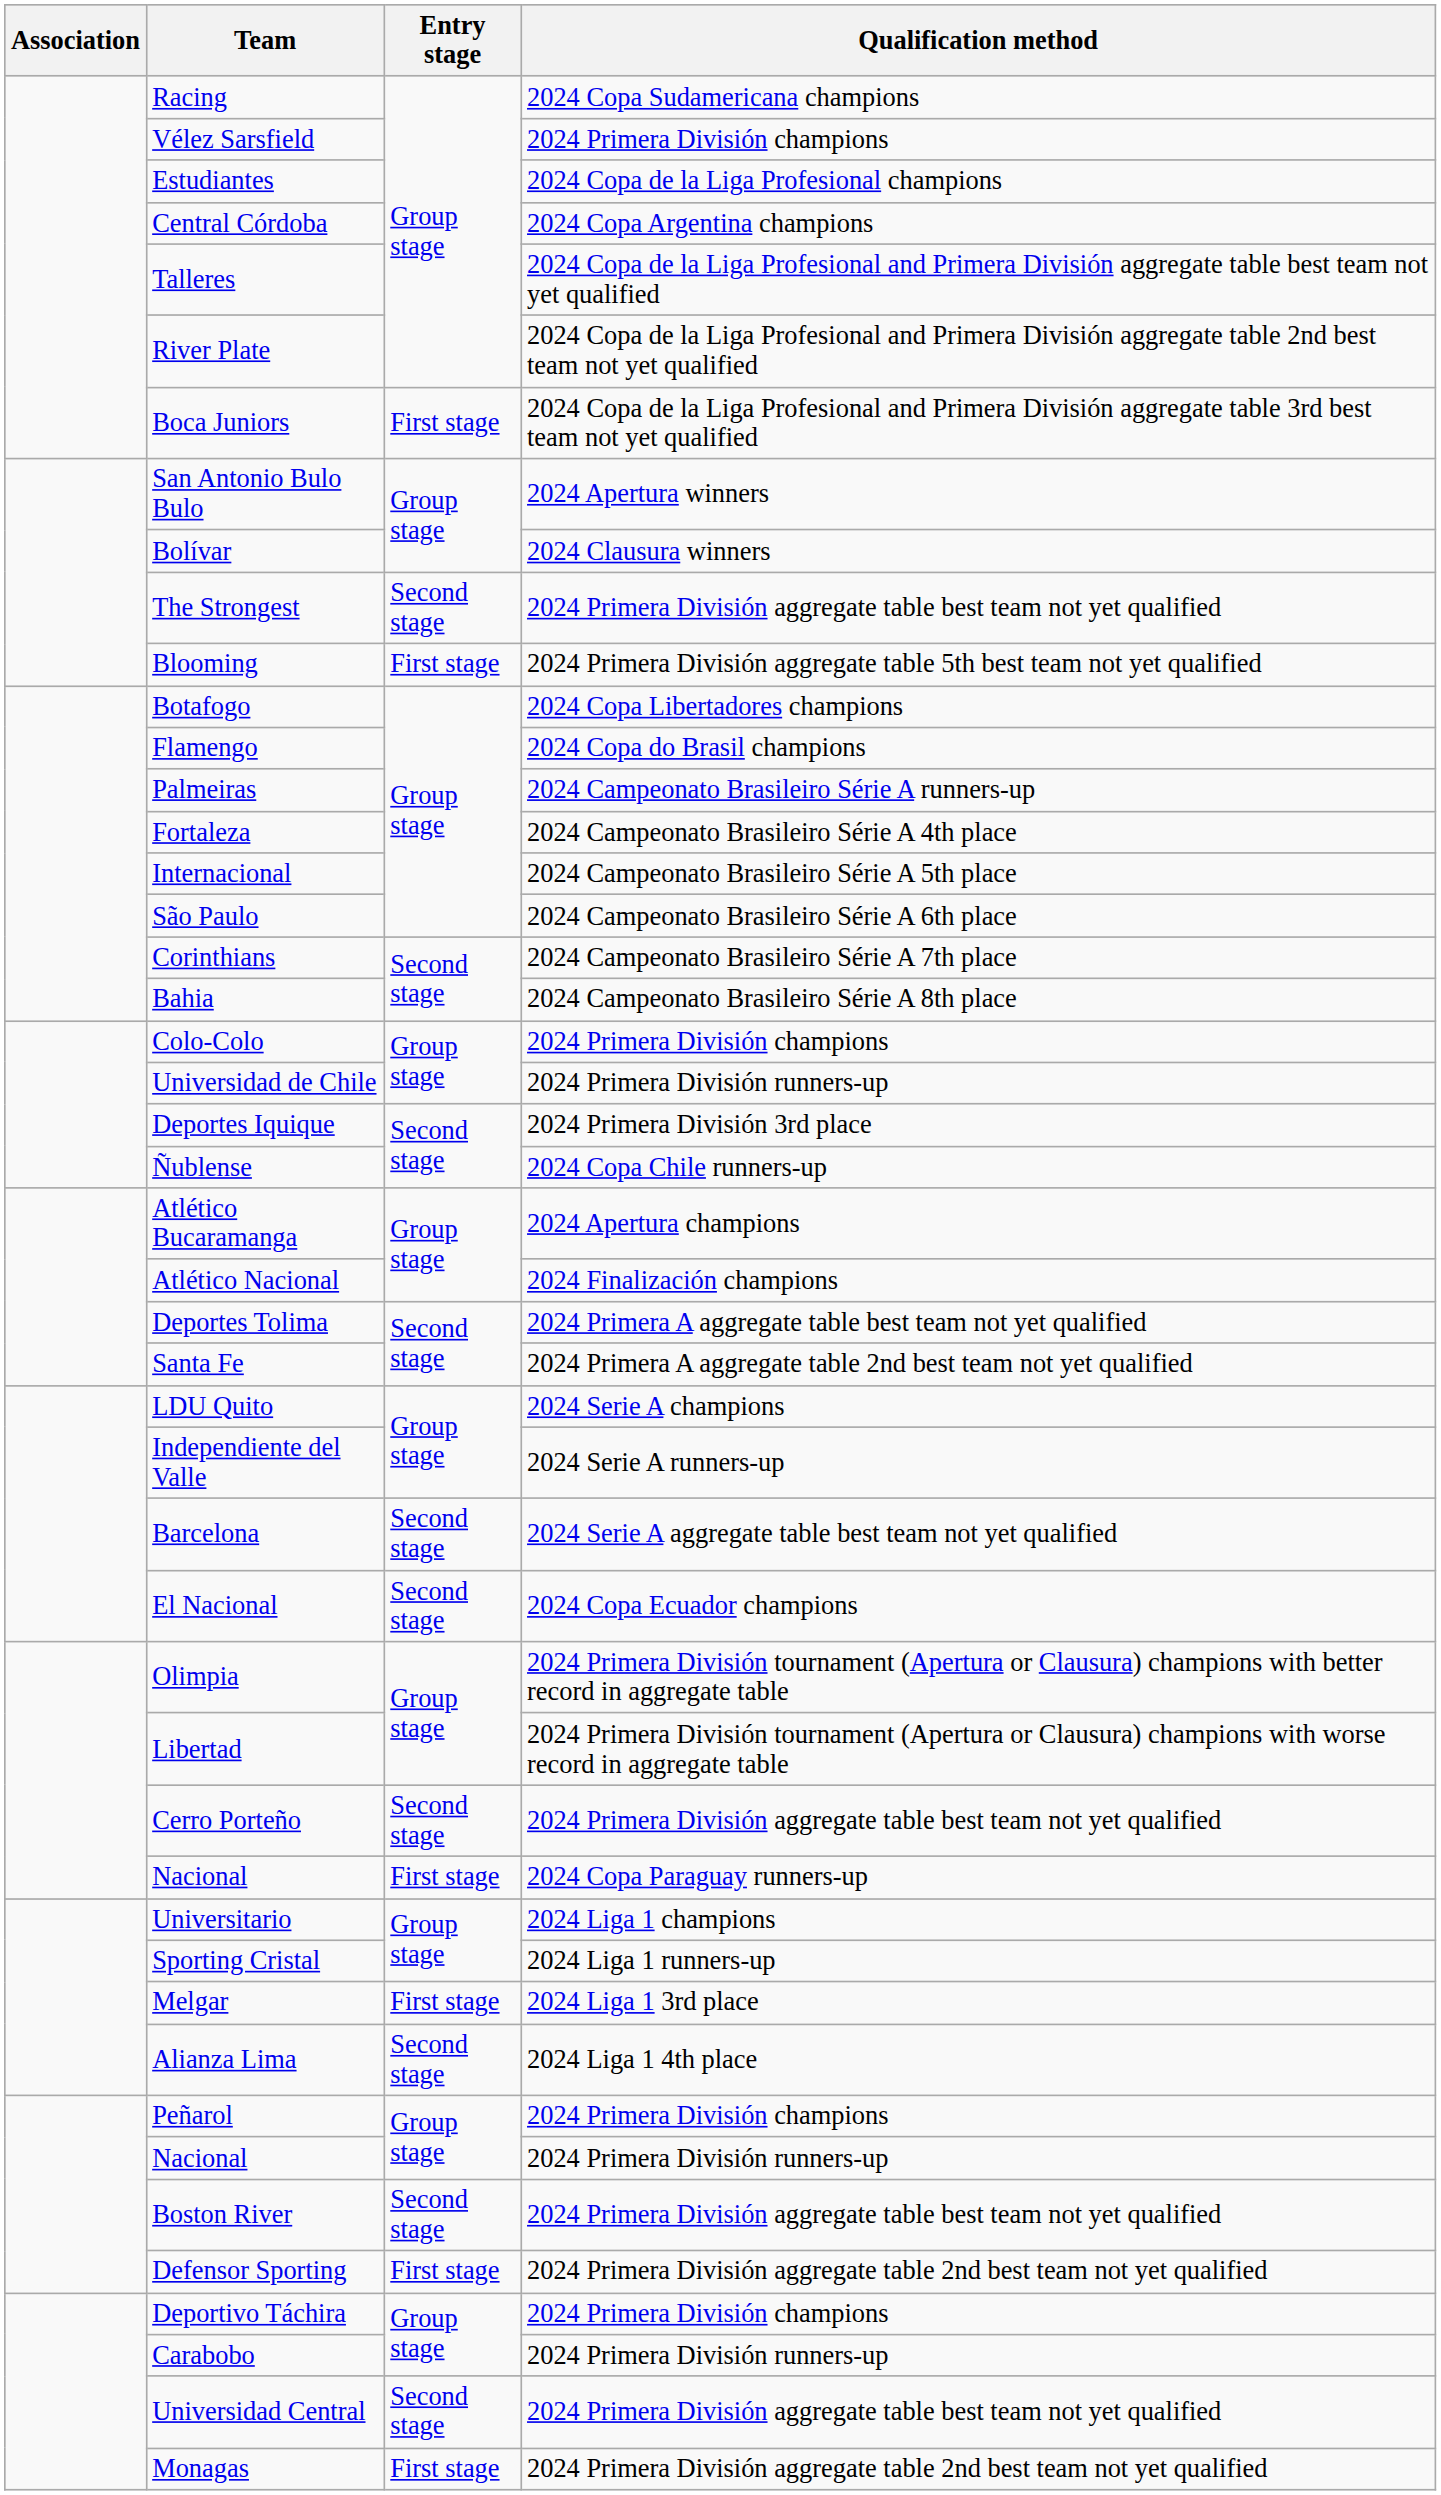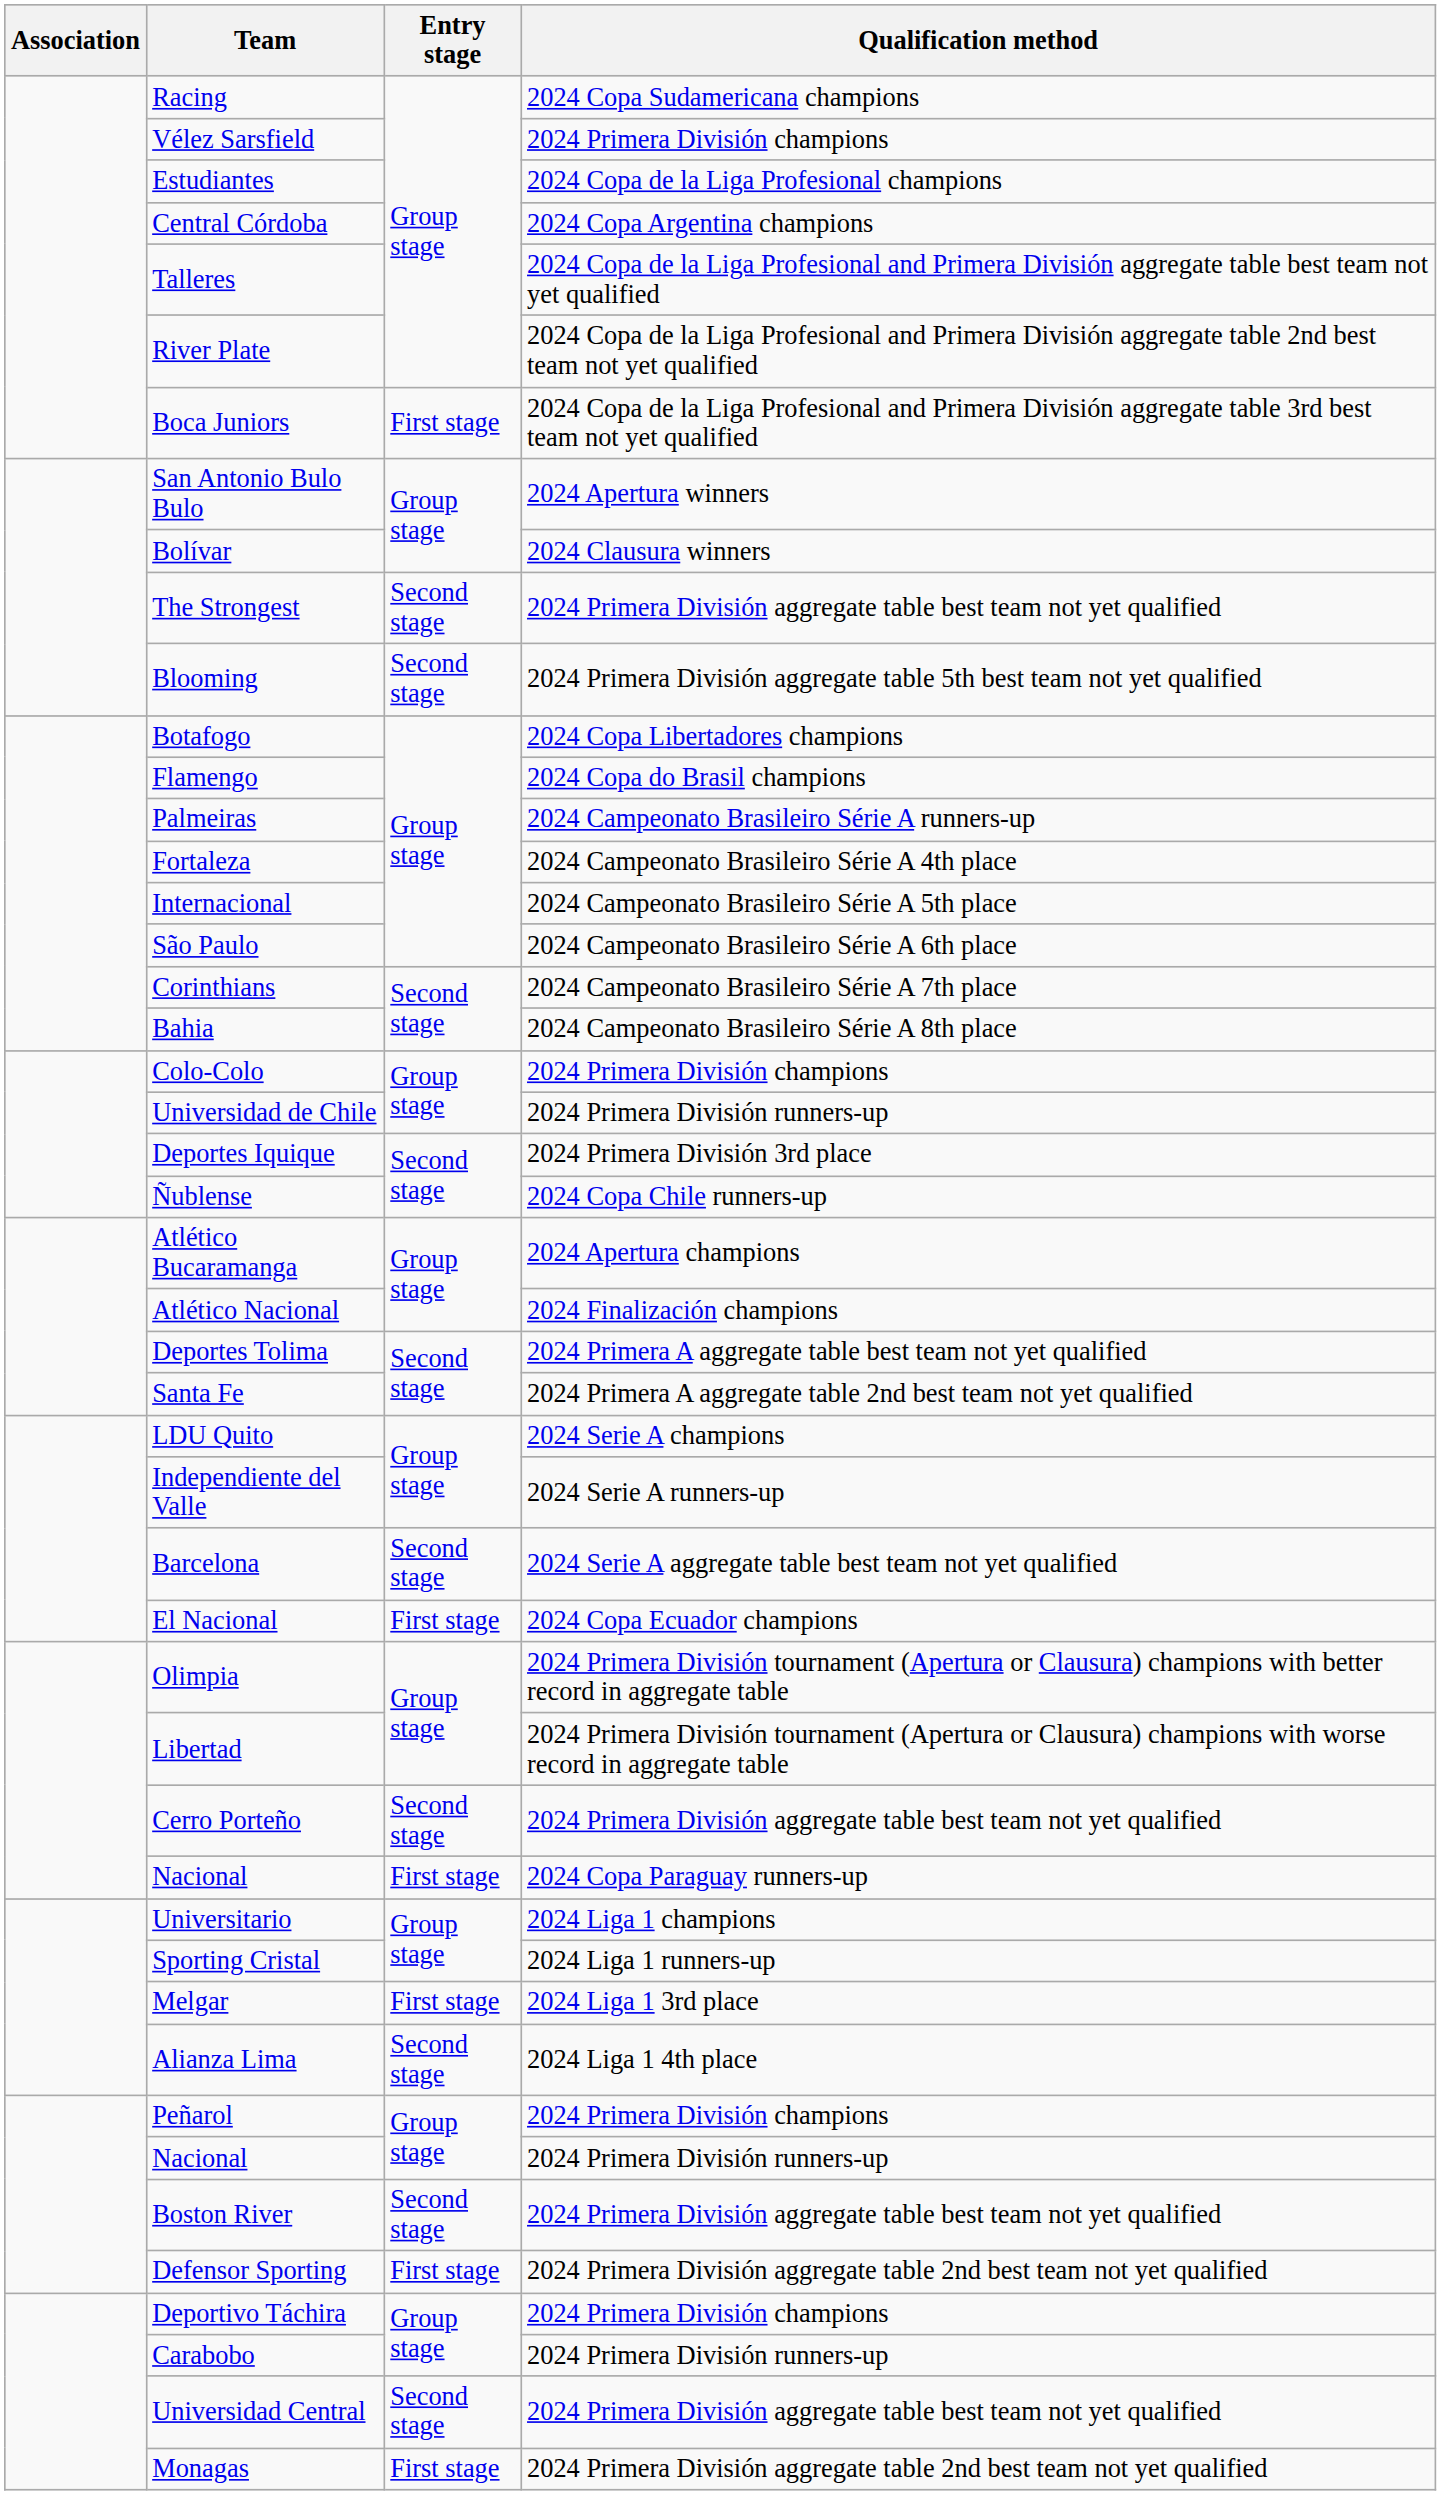(445, 664) First stage -> (429, 679) Second stage
(429, 1605) Second stage -> (445, 1620) First stage
